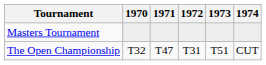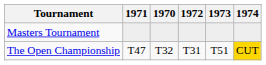columns swapped: (136, 13) <-> (164, 13)
(247, 51) no background -> (247, 51) gold background
